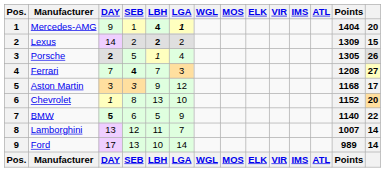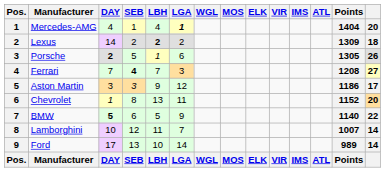(110, 26) 9 -> (110, 26) 4
(158, 26) bold -> (158, 26) normal
(373, 41) 15 -> (373, 41) 18
(182, 56) 4 -> (182, 56) 6
(349, 85) 1168 -> (349, 85) 1186
(182, 100) 10 -> (182, 100) 11
(110, 130) 13 -> (110, 130) 10
